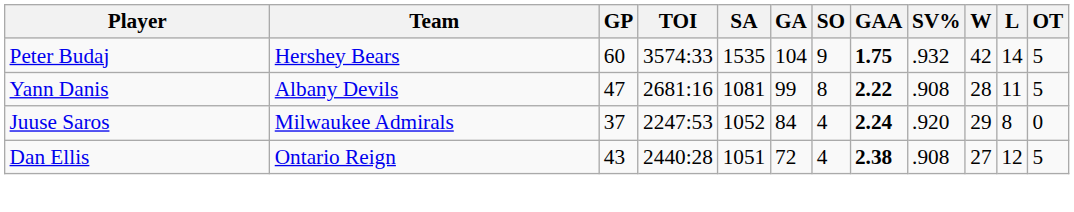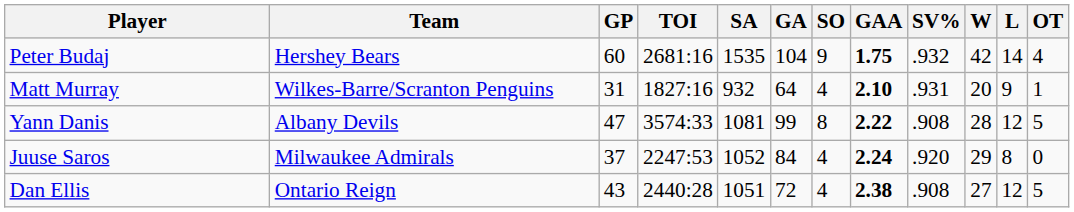(678, 55) 3574:33 -> (678, 55) 2681:16
(1038, 55) 5 -> (1038, 55) 4
+ row: (64, 88)
(678, 88) 2681:16 -> (678, 122) 3574:33
(1012, 88) 11 -> (1012, 122) 12
